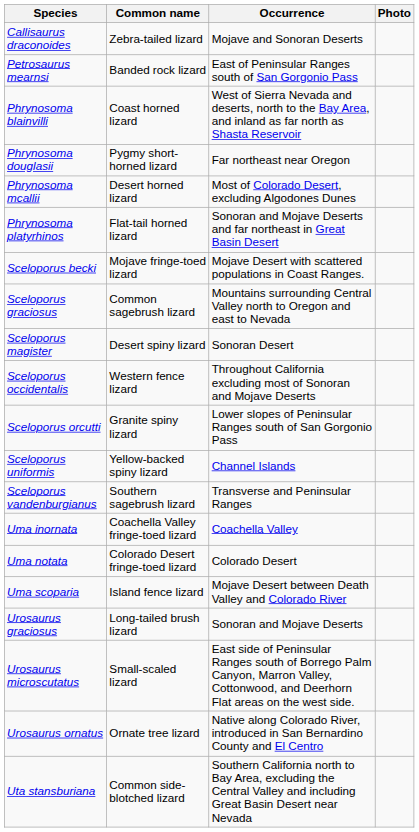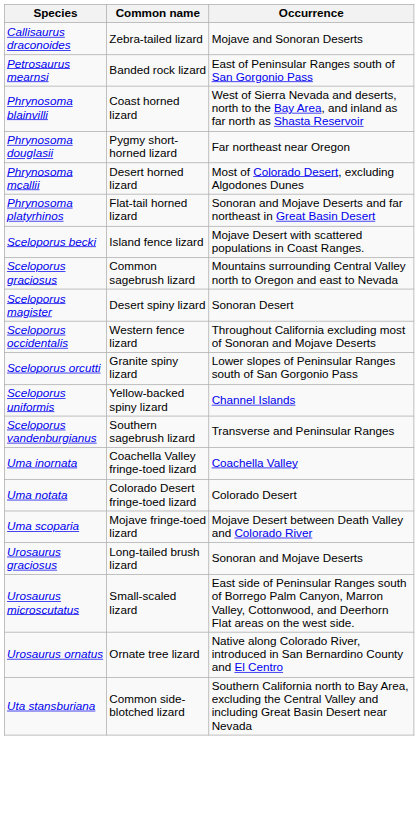- column: (394, 13)
(158, 268) Mojave fringe-toed lizard -> (156, 241) Island fence lizard
(156, 592) Island fence lizard -> (158, 526) Mojave fringe-toed lizard
